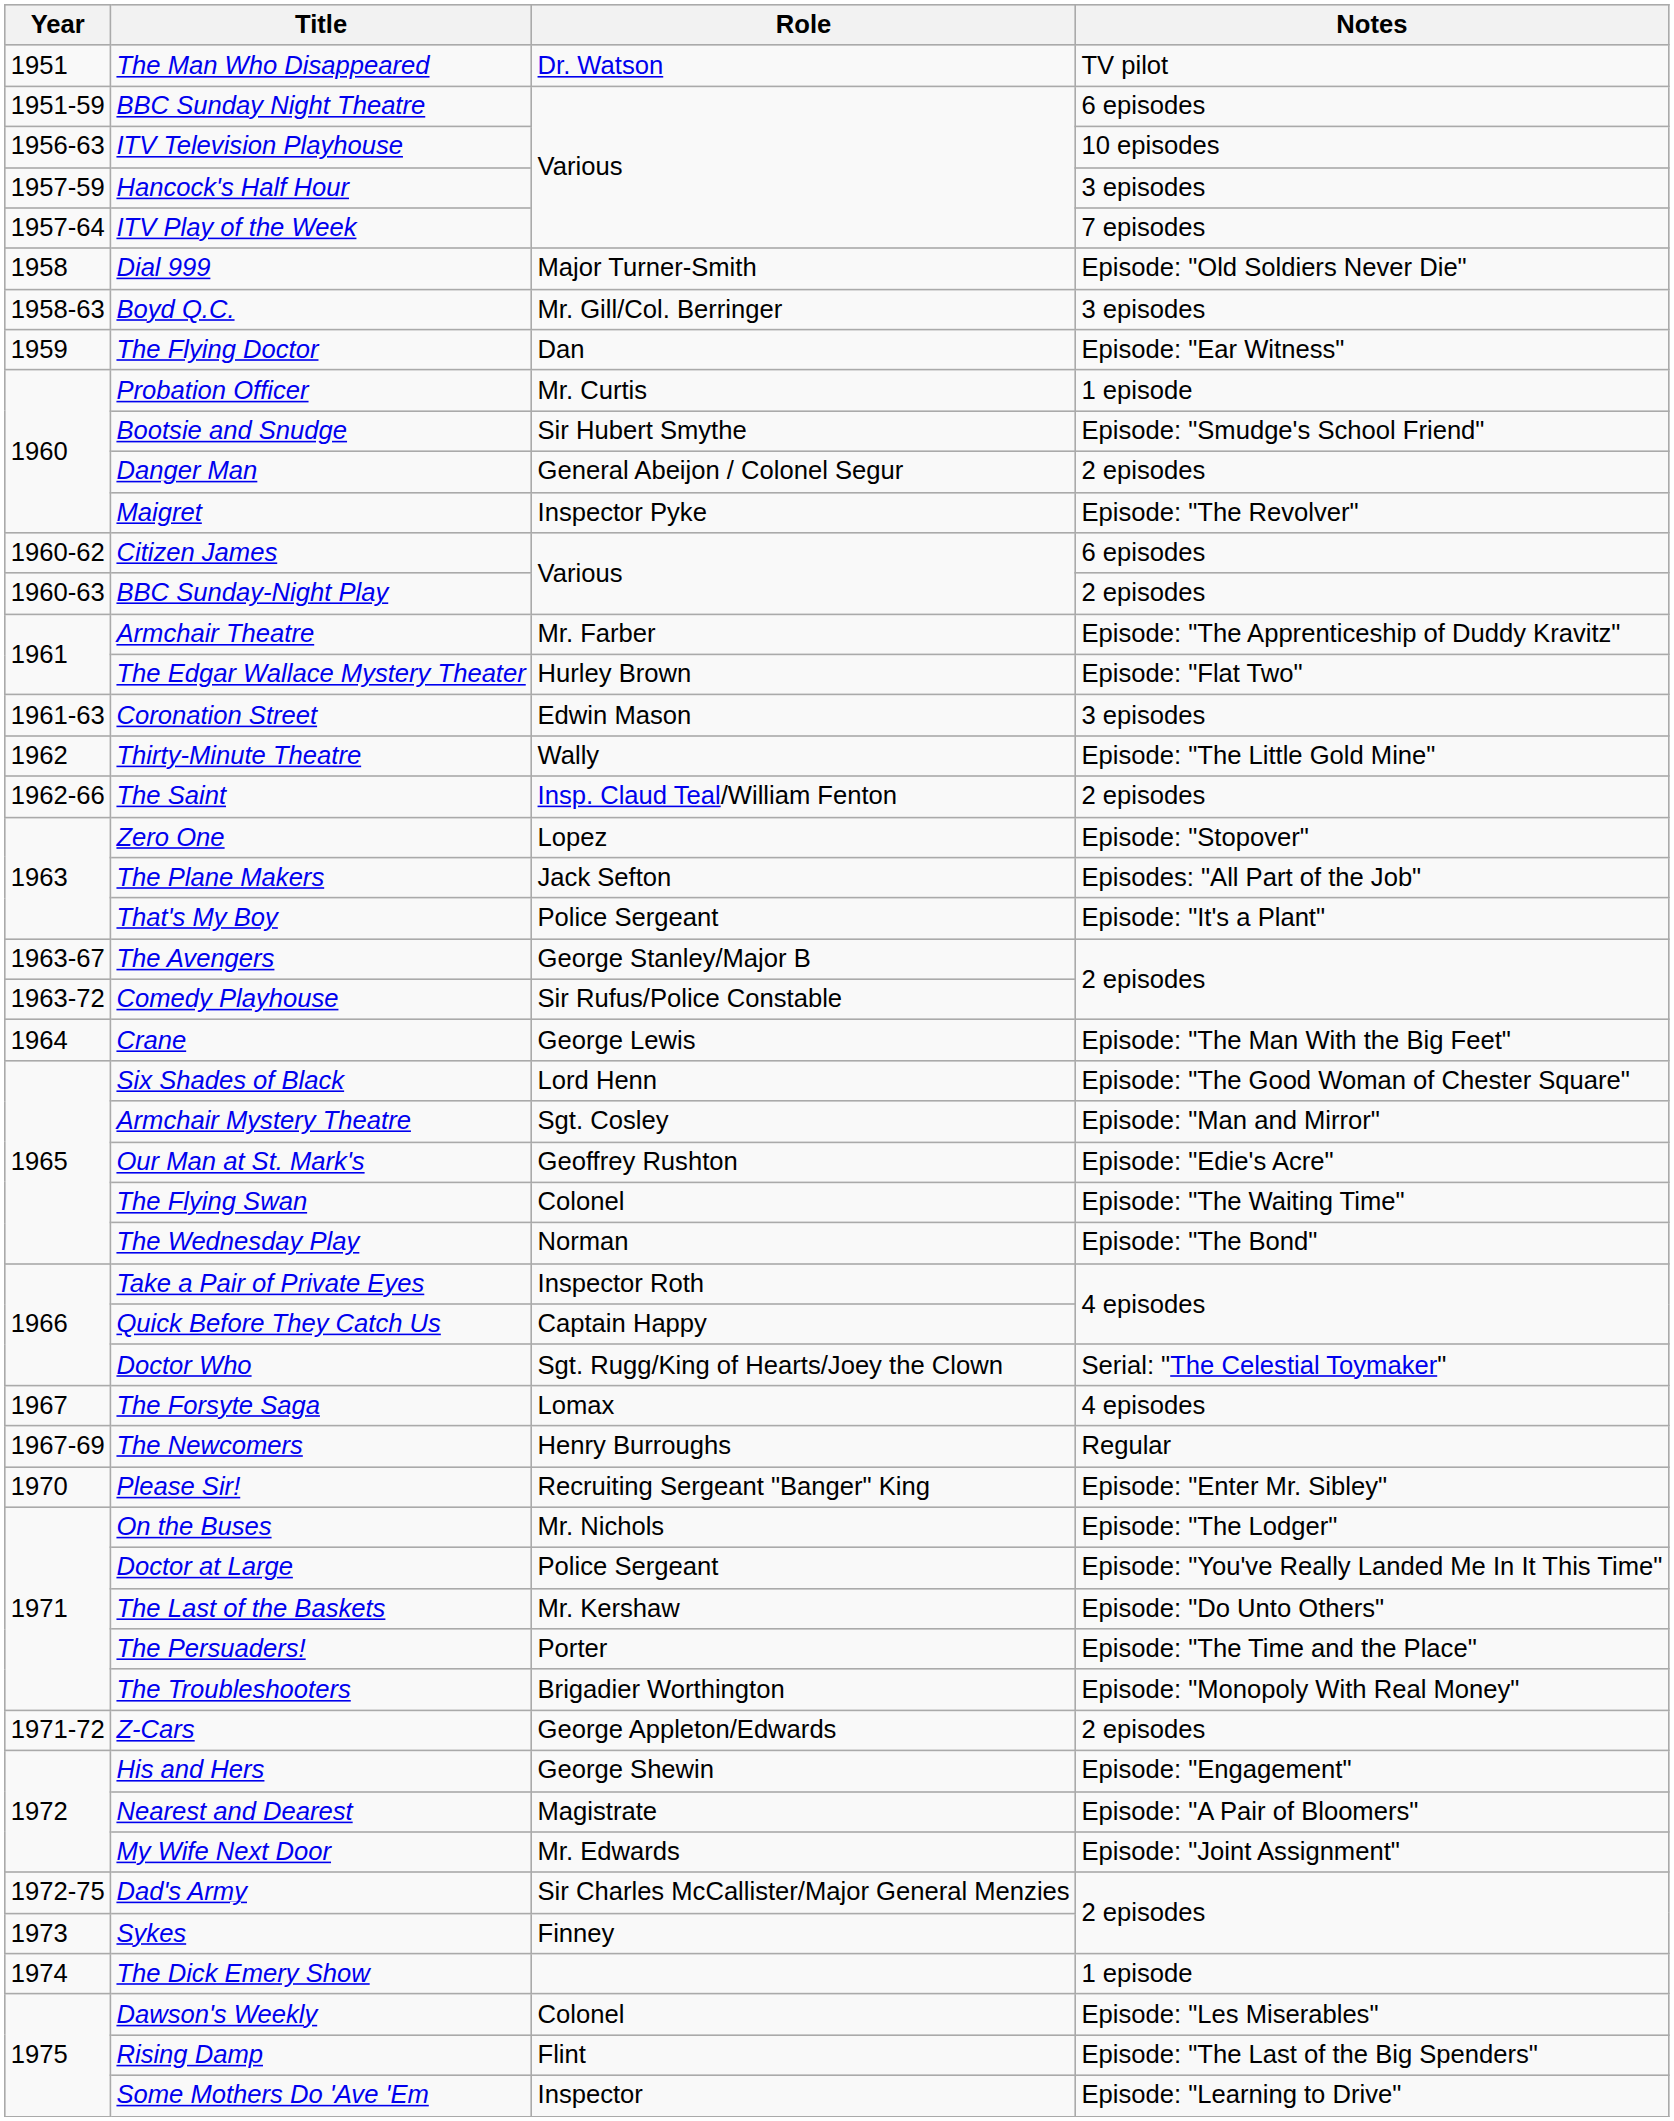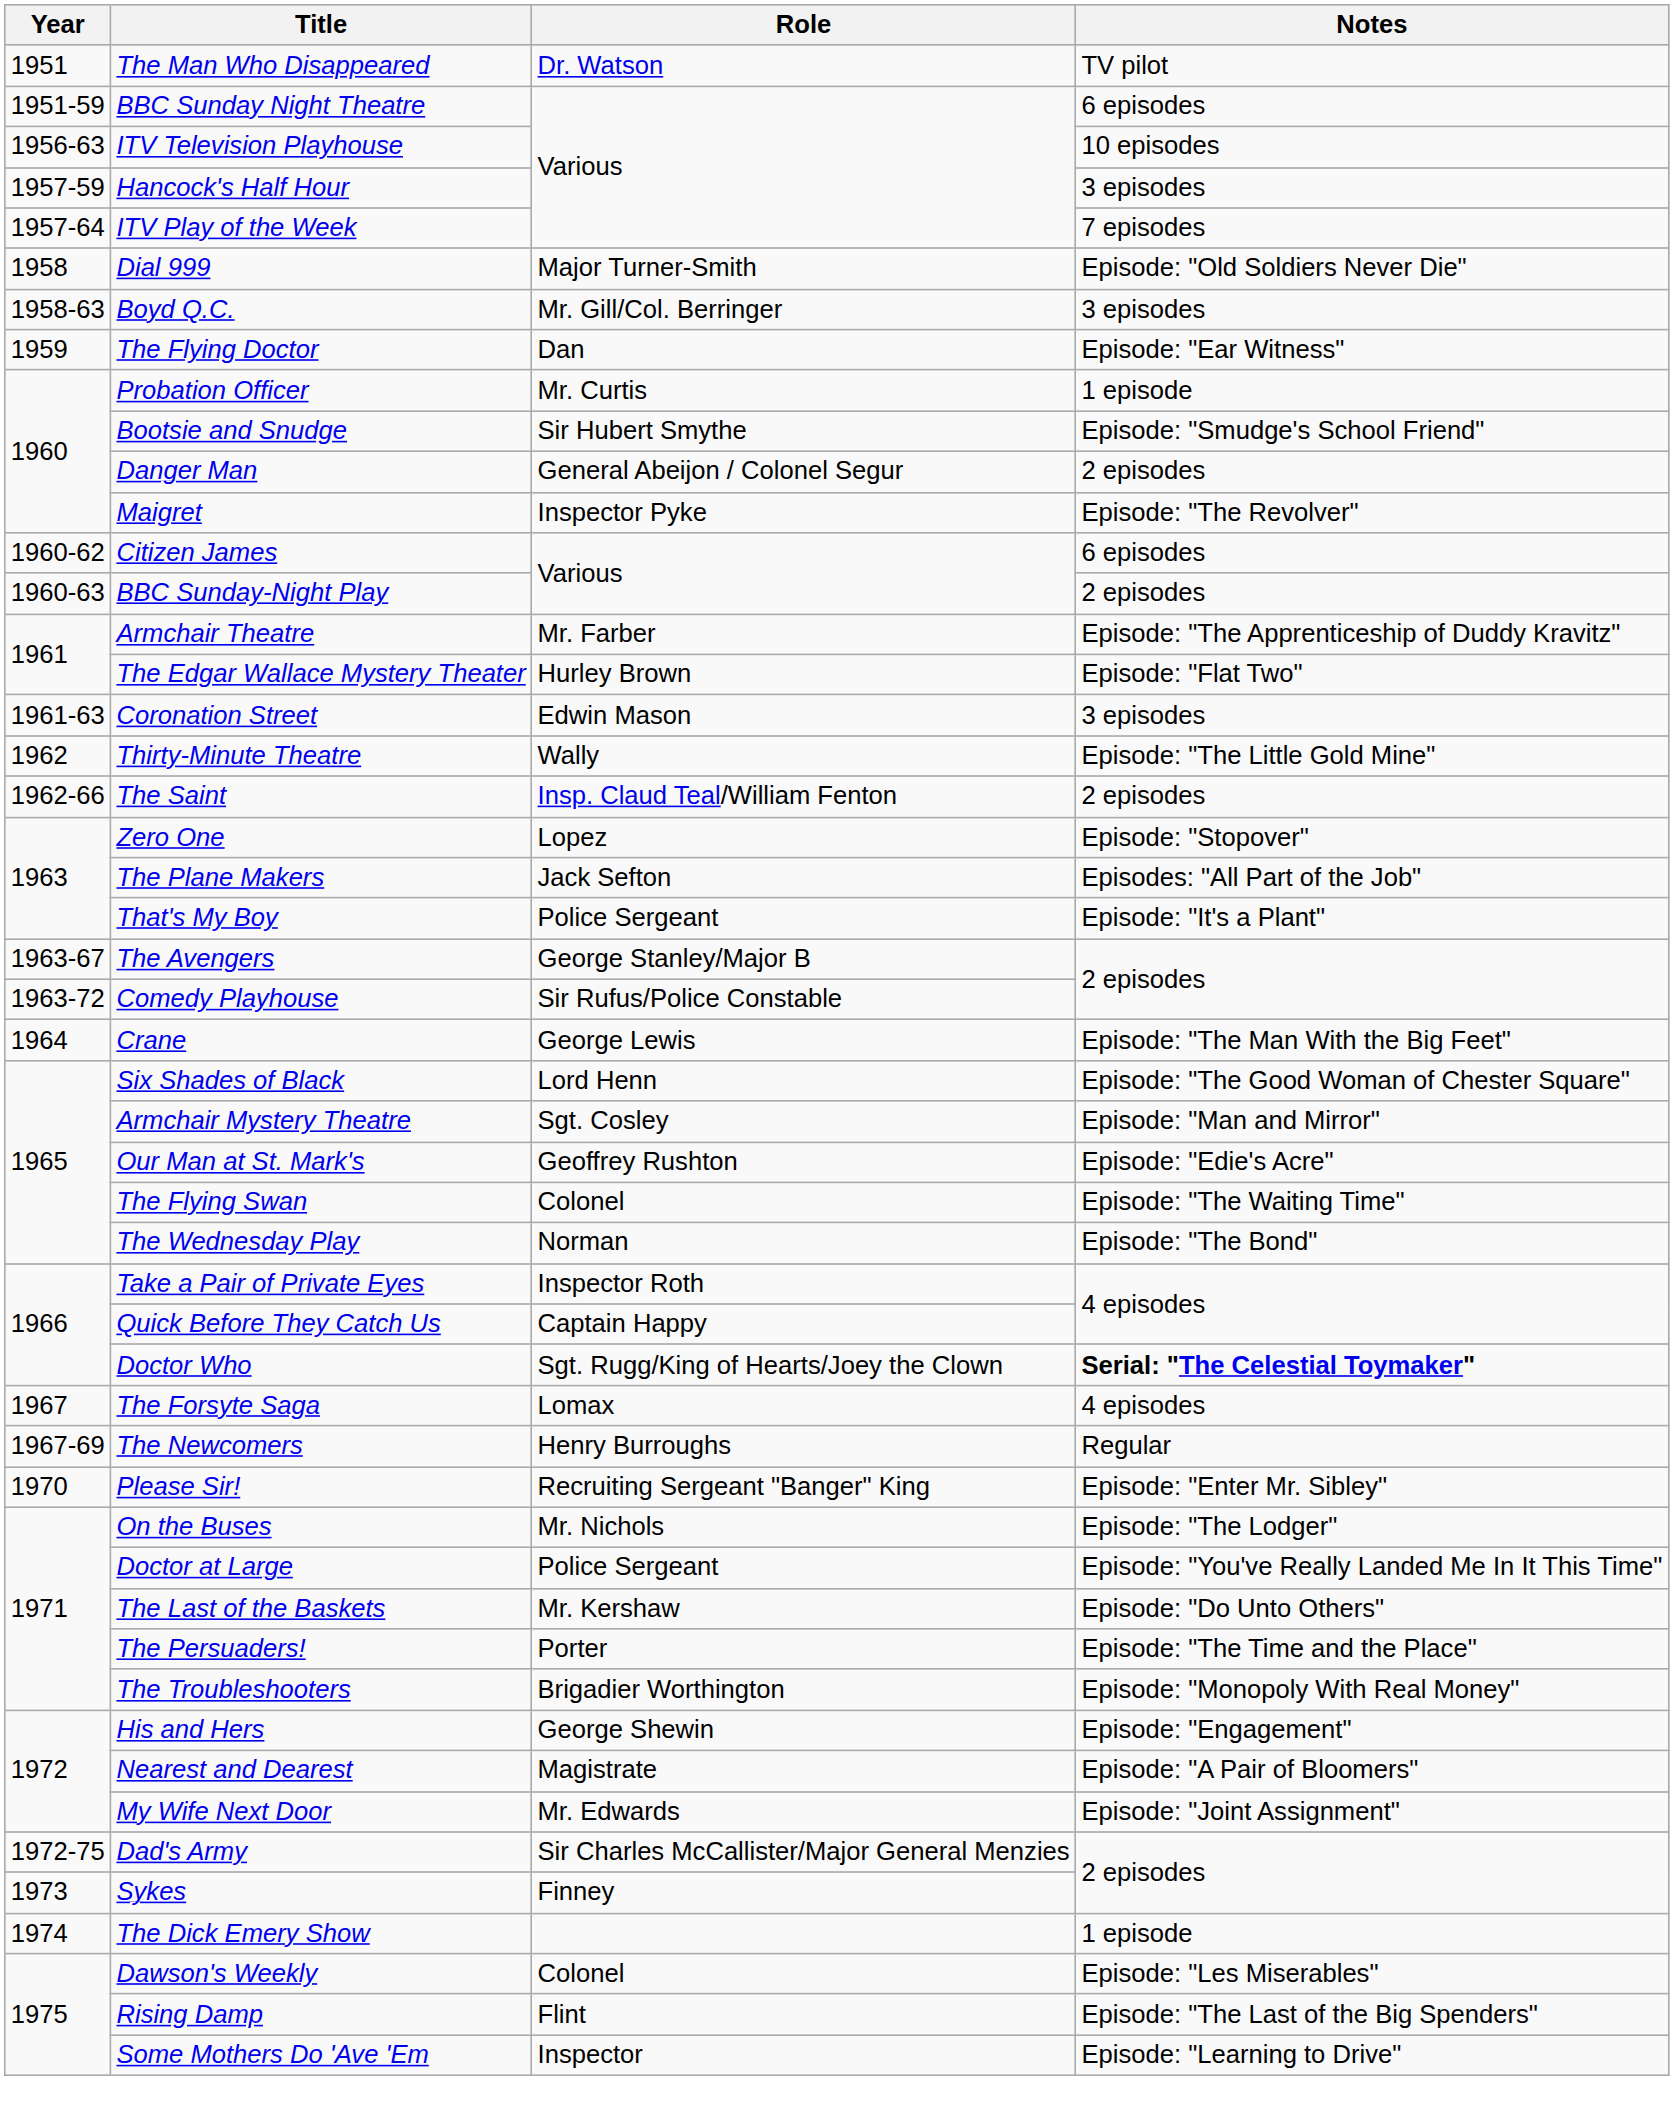(1264, 1364) normal -> (1278, 1364) bold
- row: (156, 1730)
